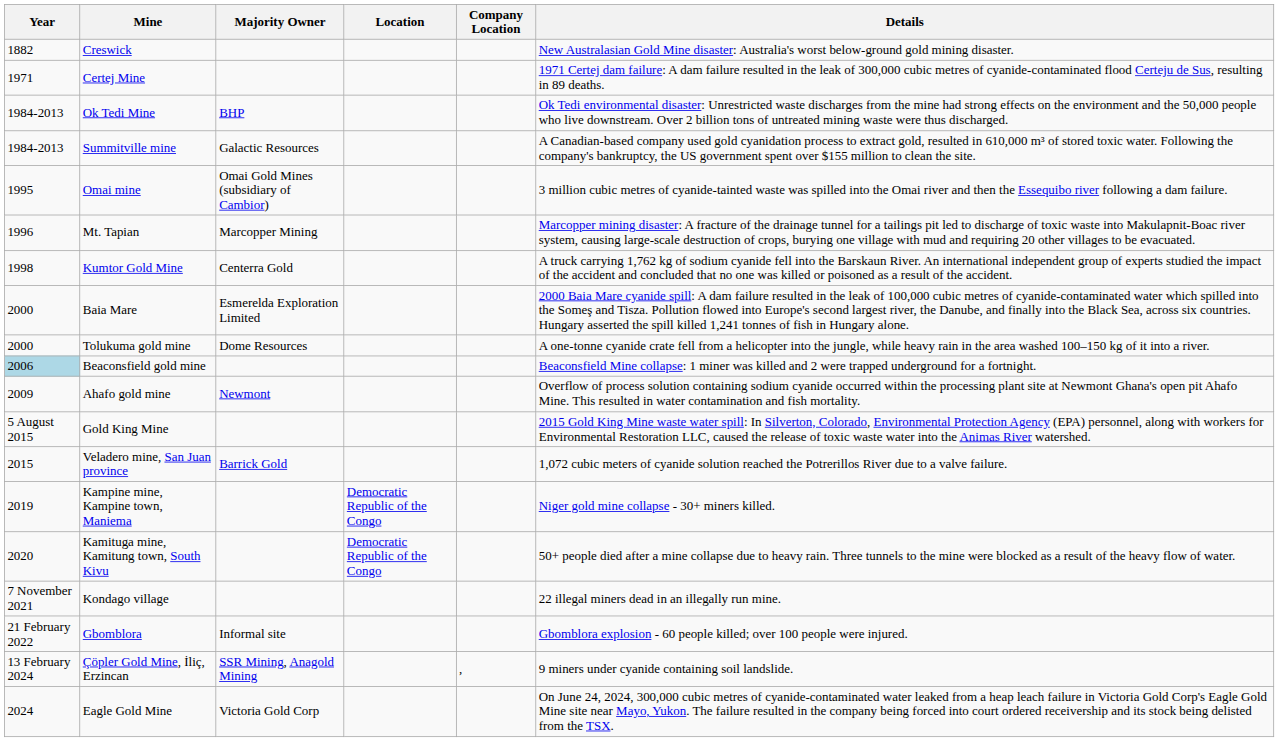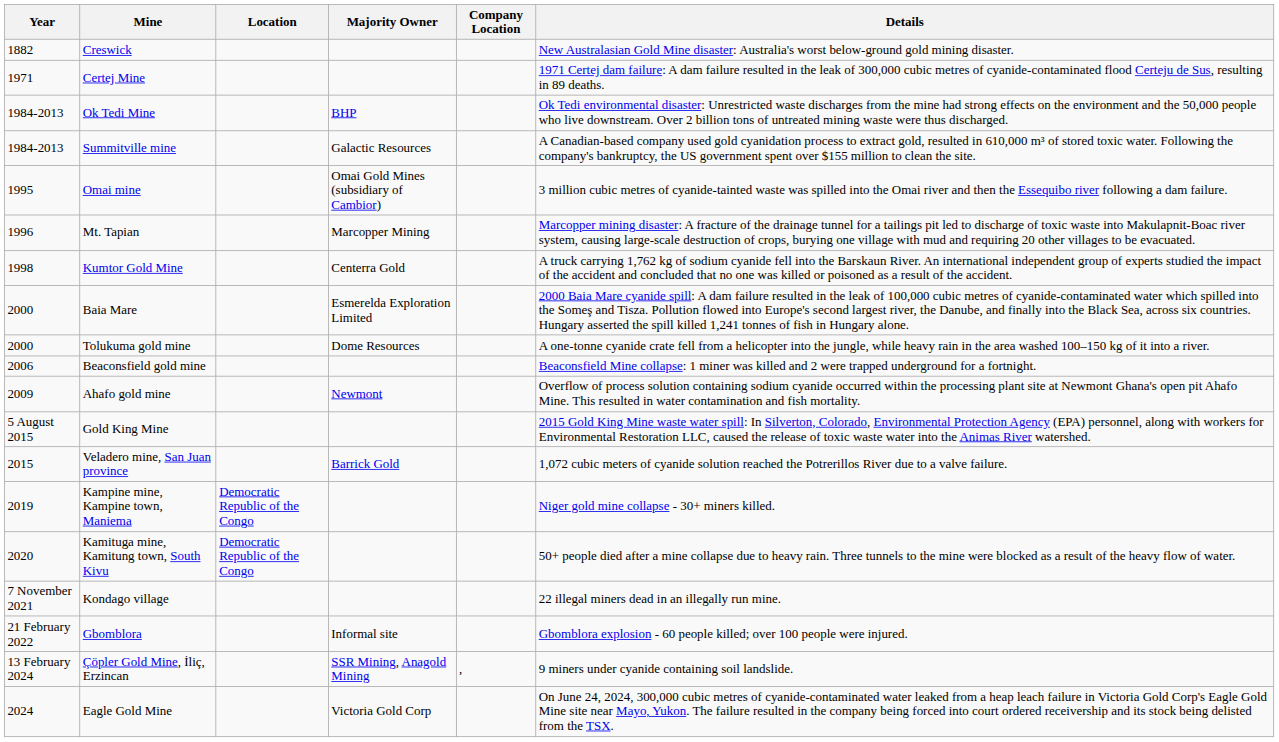columns swapped: (400, 22) <-> (280, 22)
(20, 366) lightblue background -> (20, 366) no background
